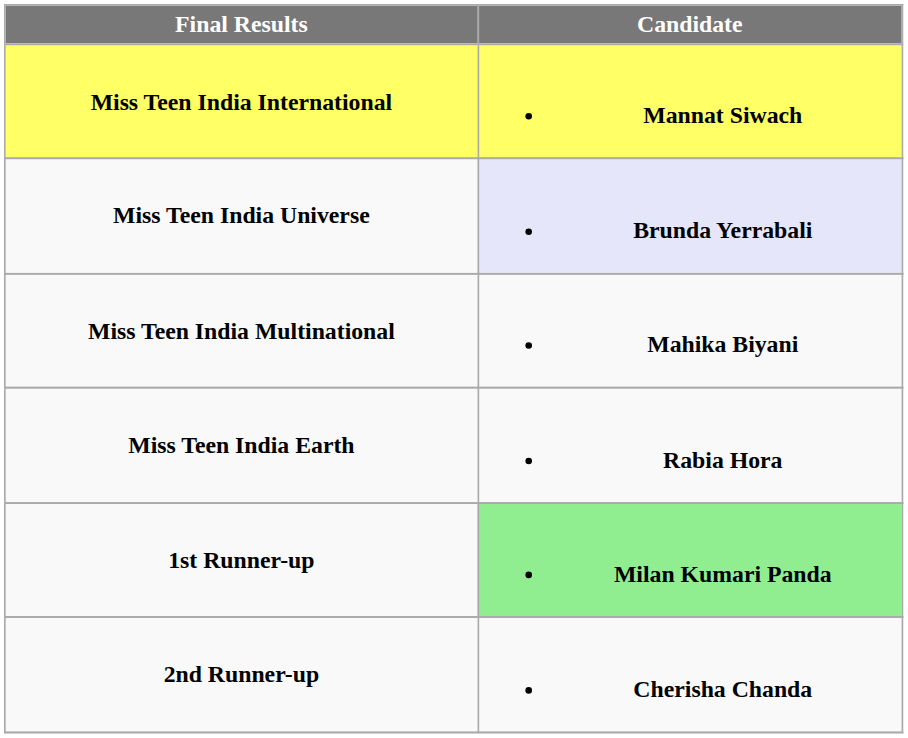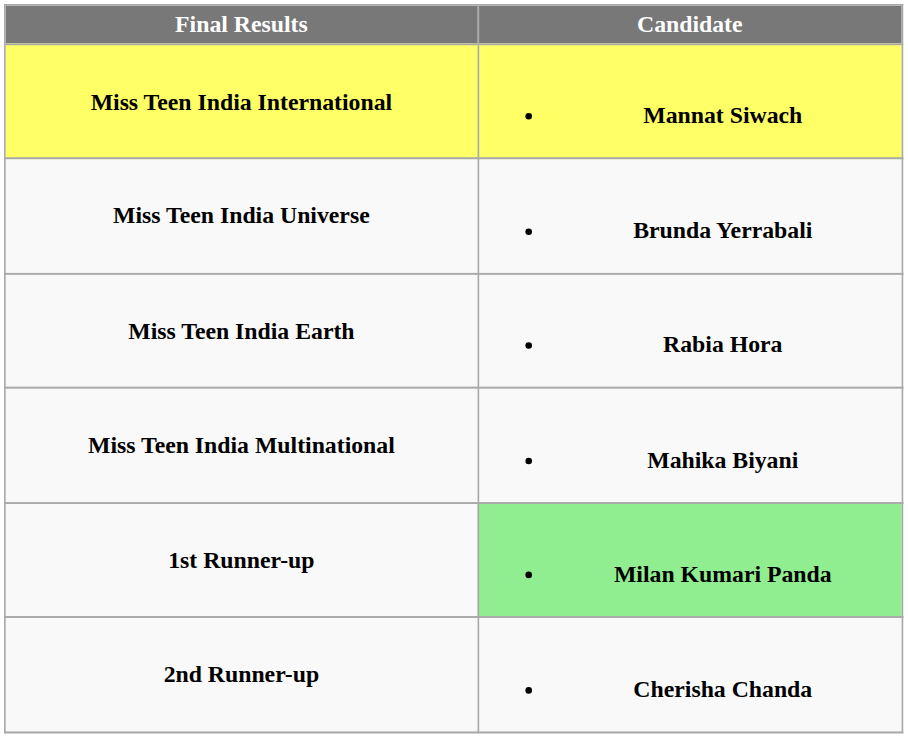(690, 231) lavender background -> (690, 231) no background
rows swapped: (241, 330) <-> (241, 445)
